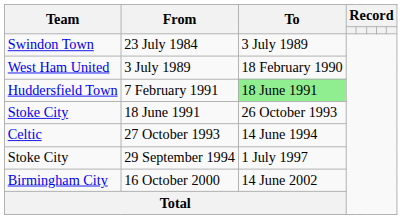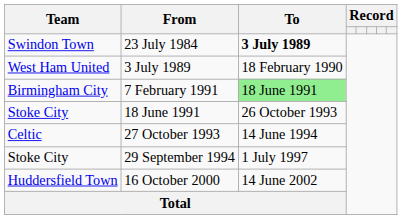(275, 44) normal -> (276, 44) bold
(63, 90) Huddersfield Town -> (58, 90) Birmingham City
(58, 180) Birmingham City -> (63, 180) Huddersfield Town
